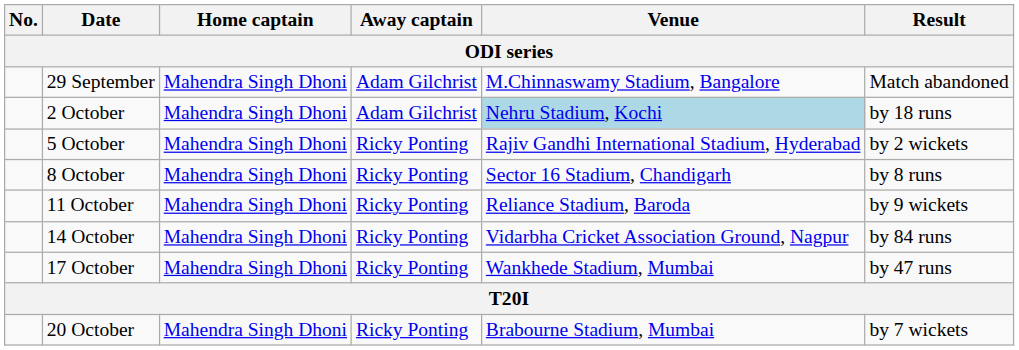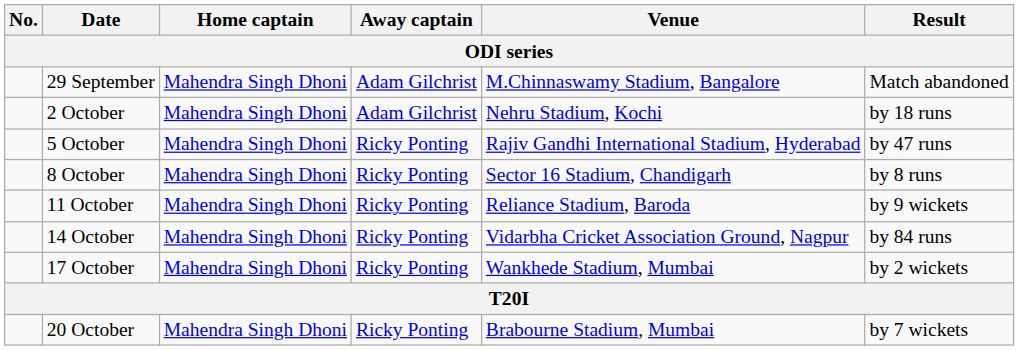(574, 112) lightblue background -> (574, 112) no background
(919, 143) by 2 wickets -> (911, 143) by 47 runs
(911, 267) by 47 runs -> (919, 267) by 2 wickets
